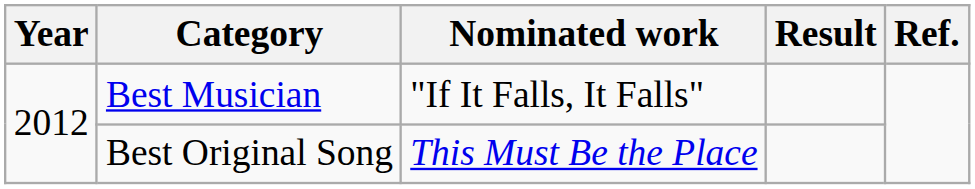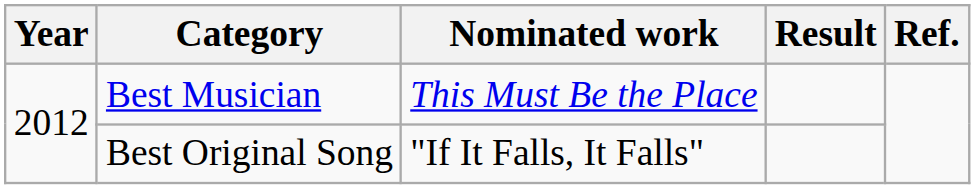(557, 93) "If It Falls, It Falls" -> (584, 93) This Must Be the Place
(584, 152) This Must Be the Place -> (557, 152) "If It Falls, It Falls"
